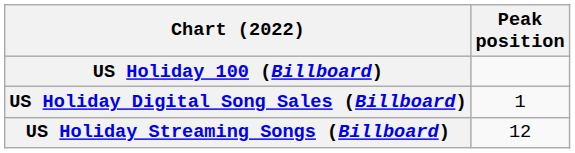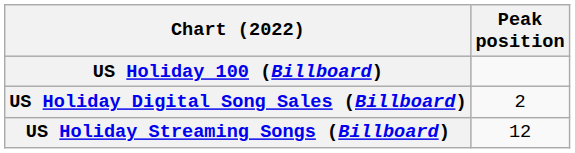(520, 102) 1 -> (520, 102) 2
